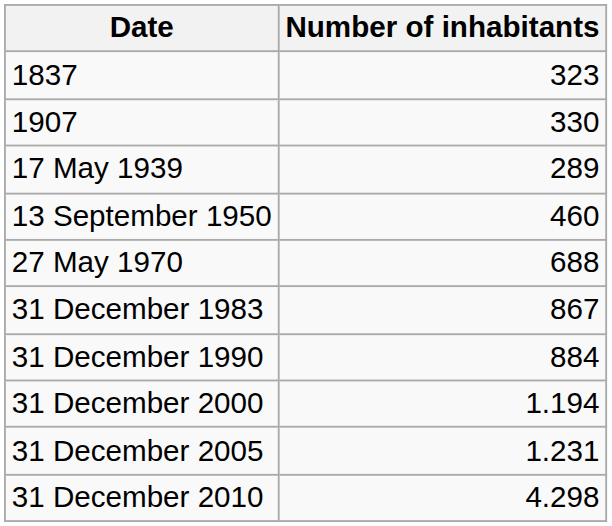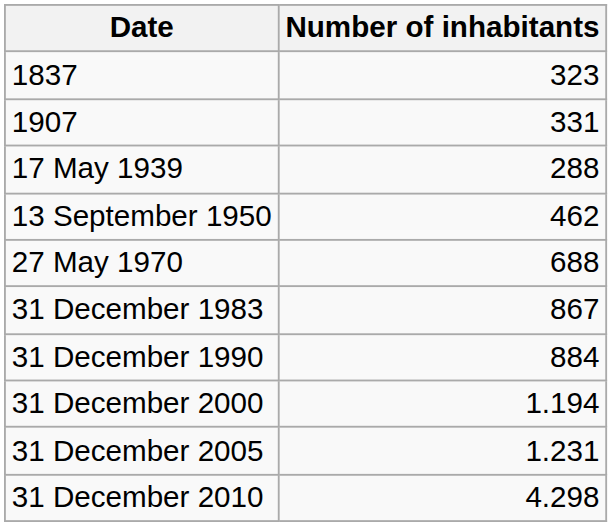(575, 121) 330 -> (575, 121) 331
(575, 168) 289 -> (575, 168) 288
(575, 215) 460 -> (575, 215) 462
